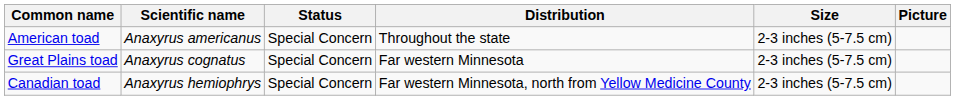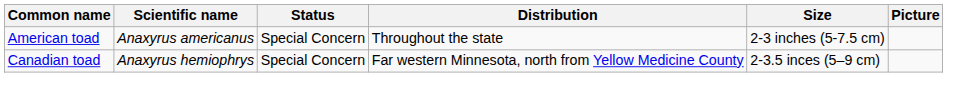- row: (63, 60)
(825, 83) 2-3 inches (5-7.5 cm) -> (815, 60) 2-3.5 inces (5–9 cm)
